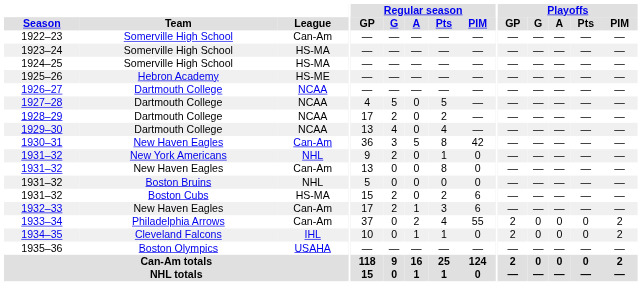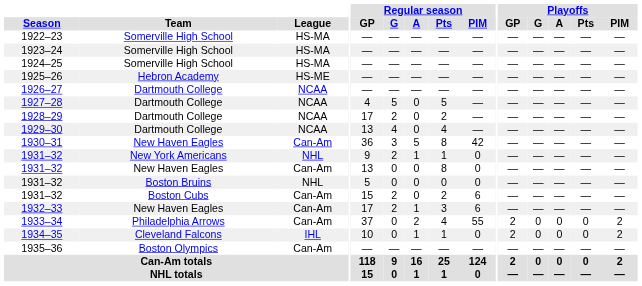(313, 37) Can-Am -> (313, 37) HS-MA
(416, 155) 0 -> (416, 155) 1
(313, 195) HS-MA -> (313, 195) Can-Am
(313, 248) USAHA -> (313, 248) Can-Am
